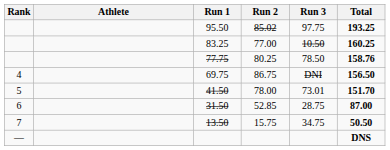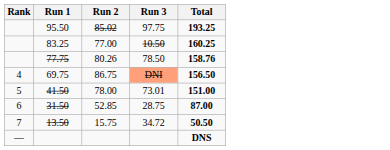- column: (113, 12)
(265, 59) 80.25 -> (106, 59) 80.26
(313, 75) no background -> (154, 75) lightsalmon background
(361, 91) 151.70 -> (202, 91) 151.00
(313, 122) 34.75 -> (154, 122) 34.72
